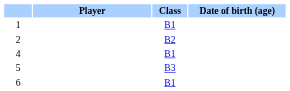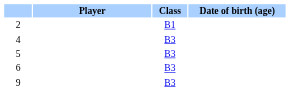- row: (18, 25)
(170, 39) B2 -> (170, 25) B1
(170, 54) B1 -> (170, 39) B3
(170, 83) B1 -> (170, 68) B3
+ row: (18, 83)
